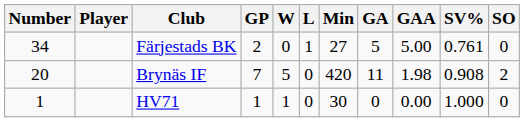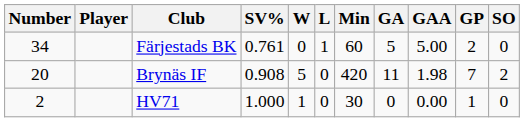columns swapped: (257, 18) <-> (464, 18)
(338, 46) 27 -> (354, 46) 60
(40, 102) 1 -> (40, 102) 2
